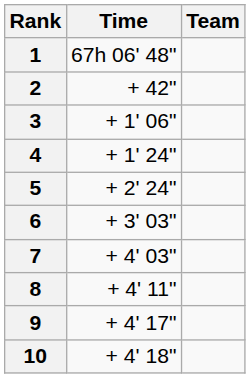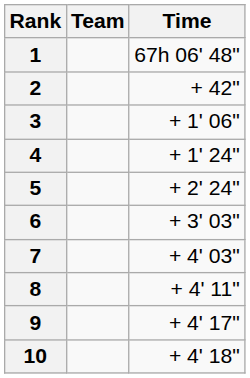columns swapped: (213, 21) <-> (124, 21)
